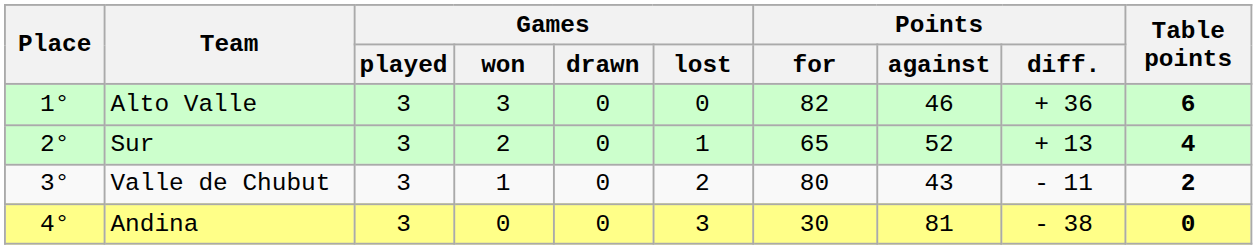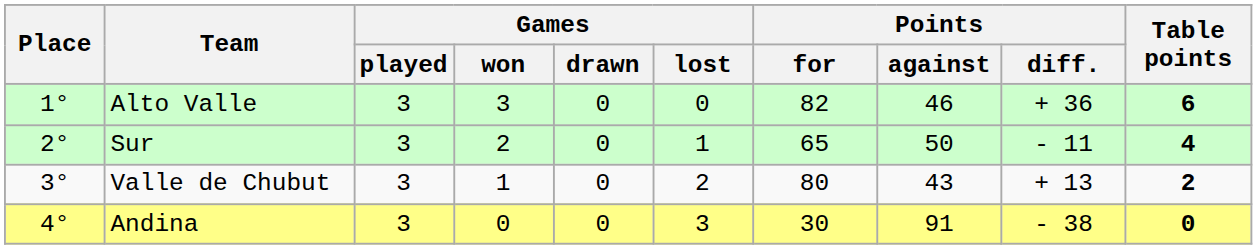(939, 144) 52 -> (939, 144) 50
(1064, 144) + 13 -> (1064, 144) - 11
(1064, 184) - 11 -> (1064, 184) + 13
(939, 224) 81 -> (939, 224) 91
